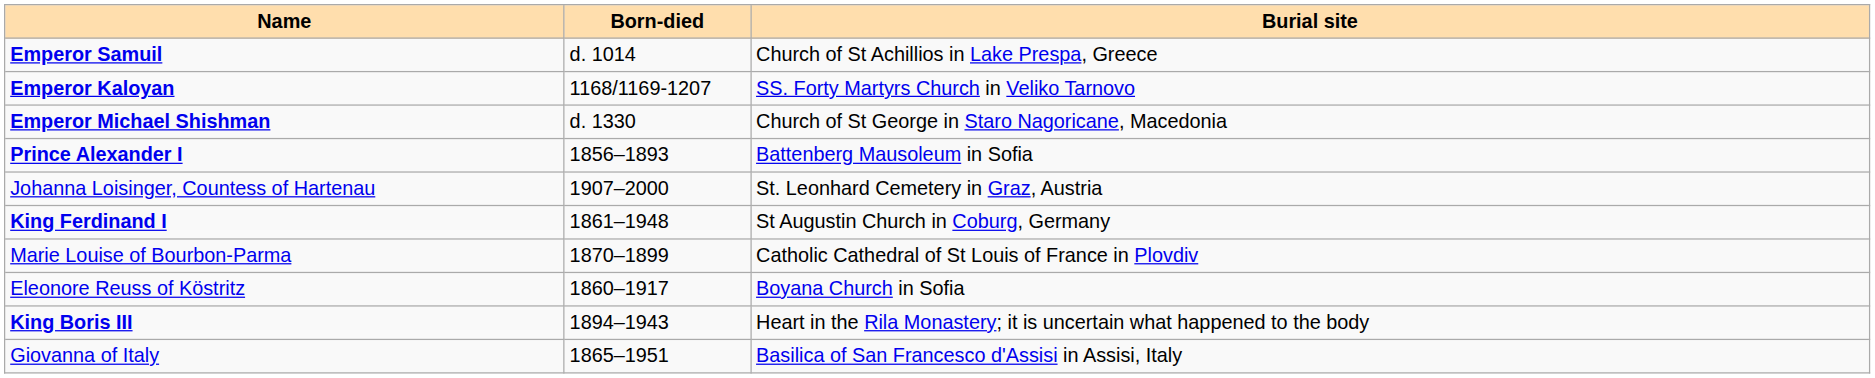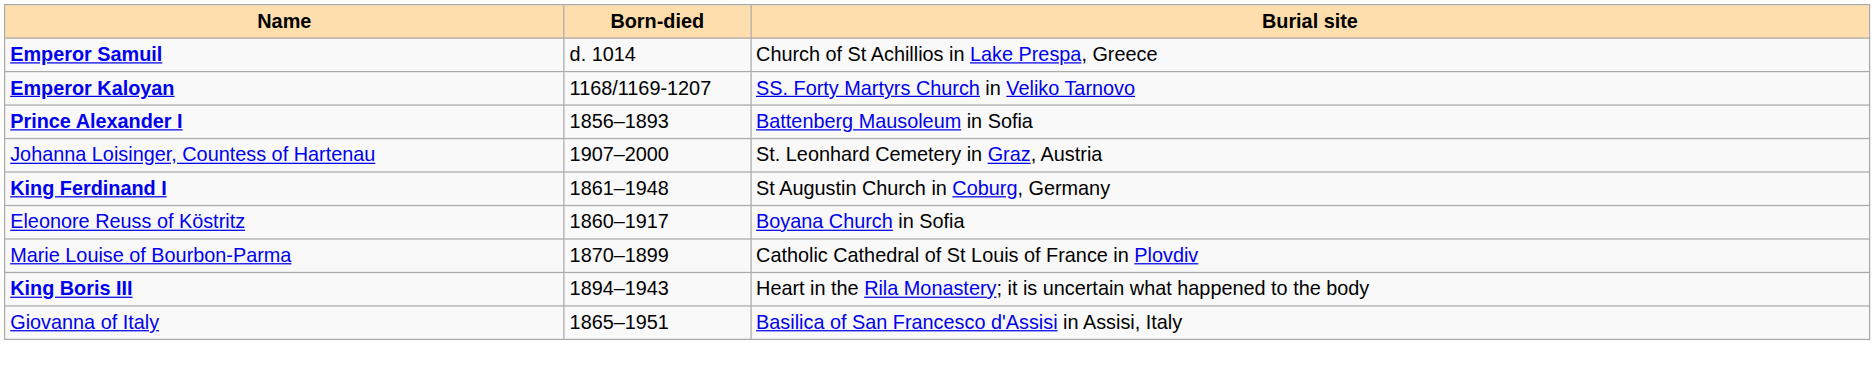- row: (140, 121)
rows swapped: (151, 255) <-> (128, 289)
